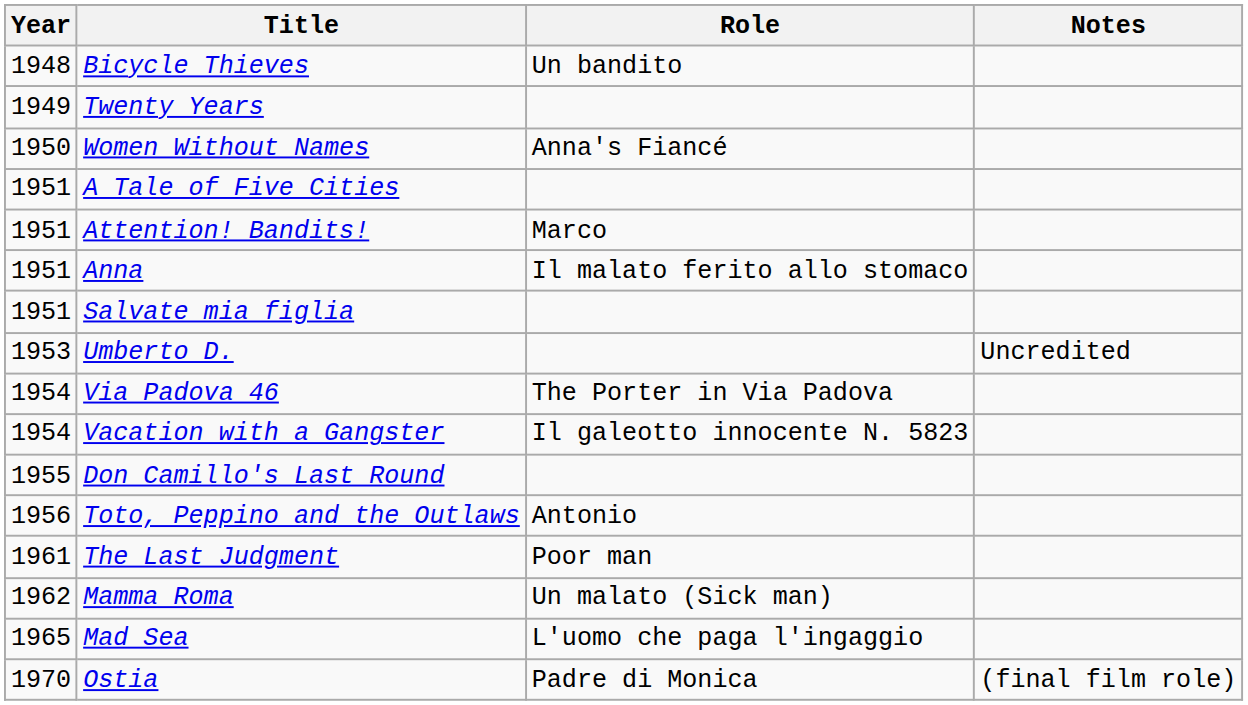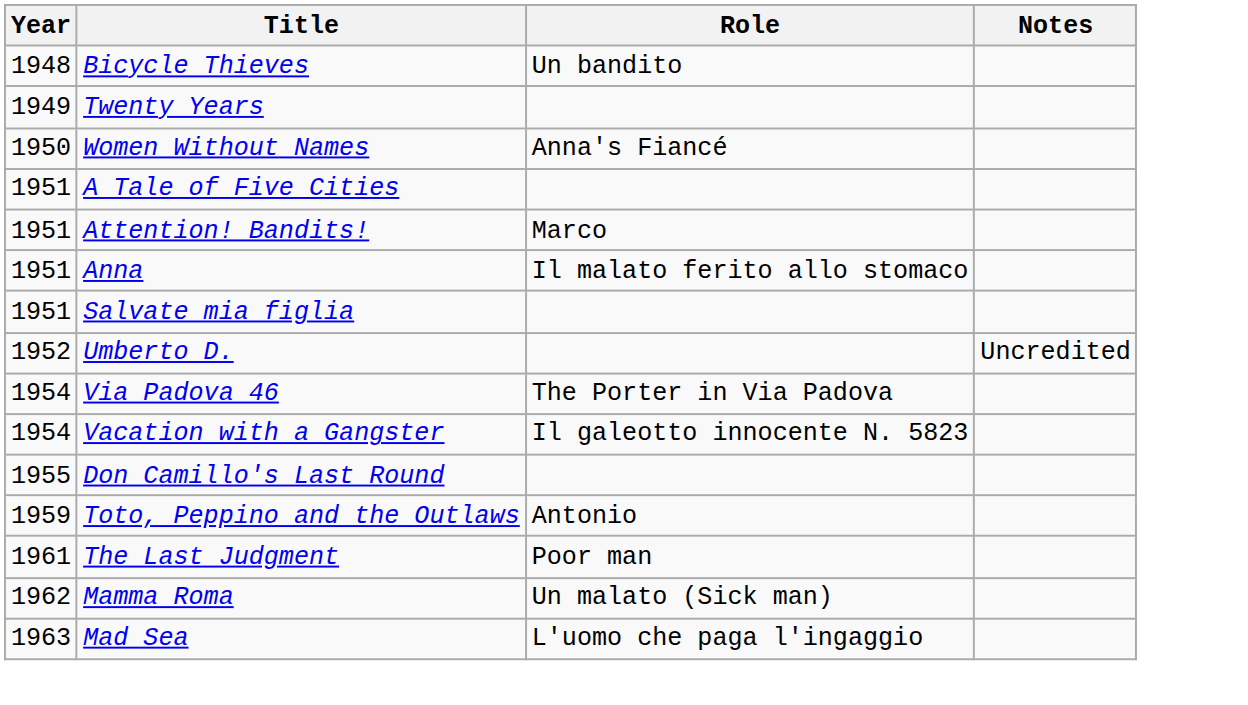(41, 353) 1953 -> (41, 353) 1952
(41, 516) 1956 -> (41, 516) 1959
(41, 639) 1965 -> (41, 639) 1963
- row: (121, 680)
